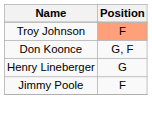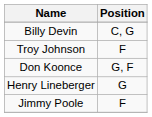+ row: (51, 31)
(122, 31) lightsalmon background -> (122, 49) no background
